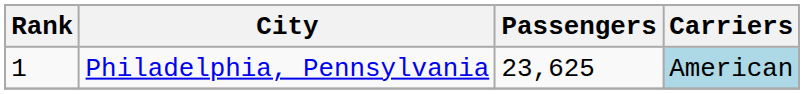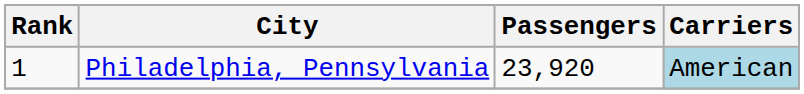(548, 68) 23,625 -> (548, 68) 23,920
